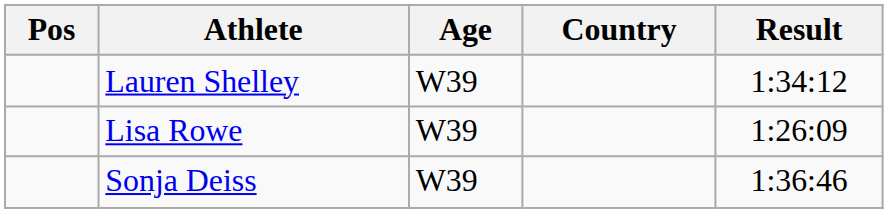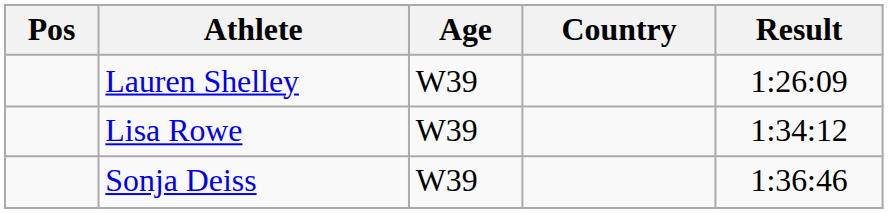(799, 80) 1:34:12 -> (799, 80) 1:26:09
(799, 130) 1:26:09 -> (799, 130) 1:34:12
